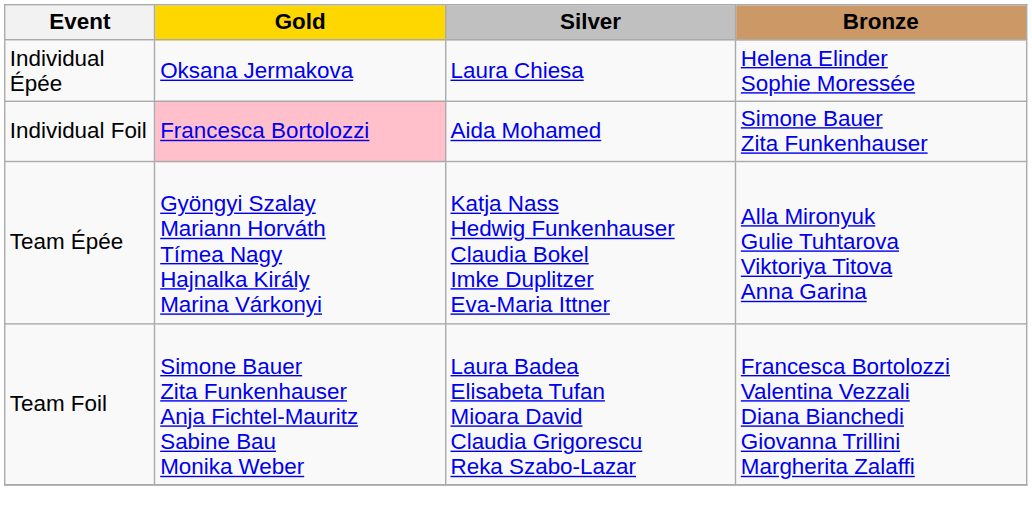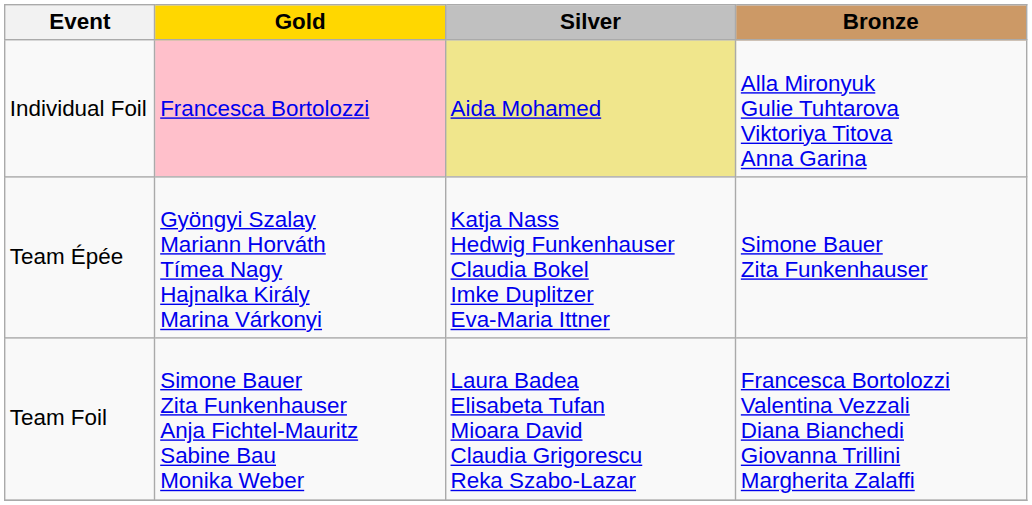- row: (57, 70)
(526, 131) no background -> (526, 108) khaki background
(834, 131) Simone Bauer Zita Funkenhauser -> (820, 120) Alla Mironyuk Gulie Tuhtarova Viktoriya Titova Anna Garina
(820, 254) Alla Mironyuk Gulie Tuhtarova Viktoriya Titova Anna Garina -> (834, 257) Simone Bauer Zita Funkenhauser
